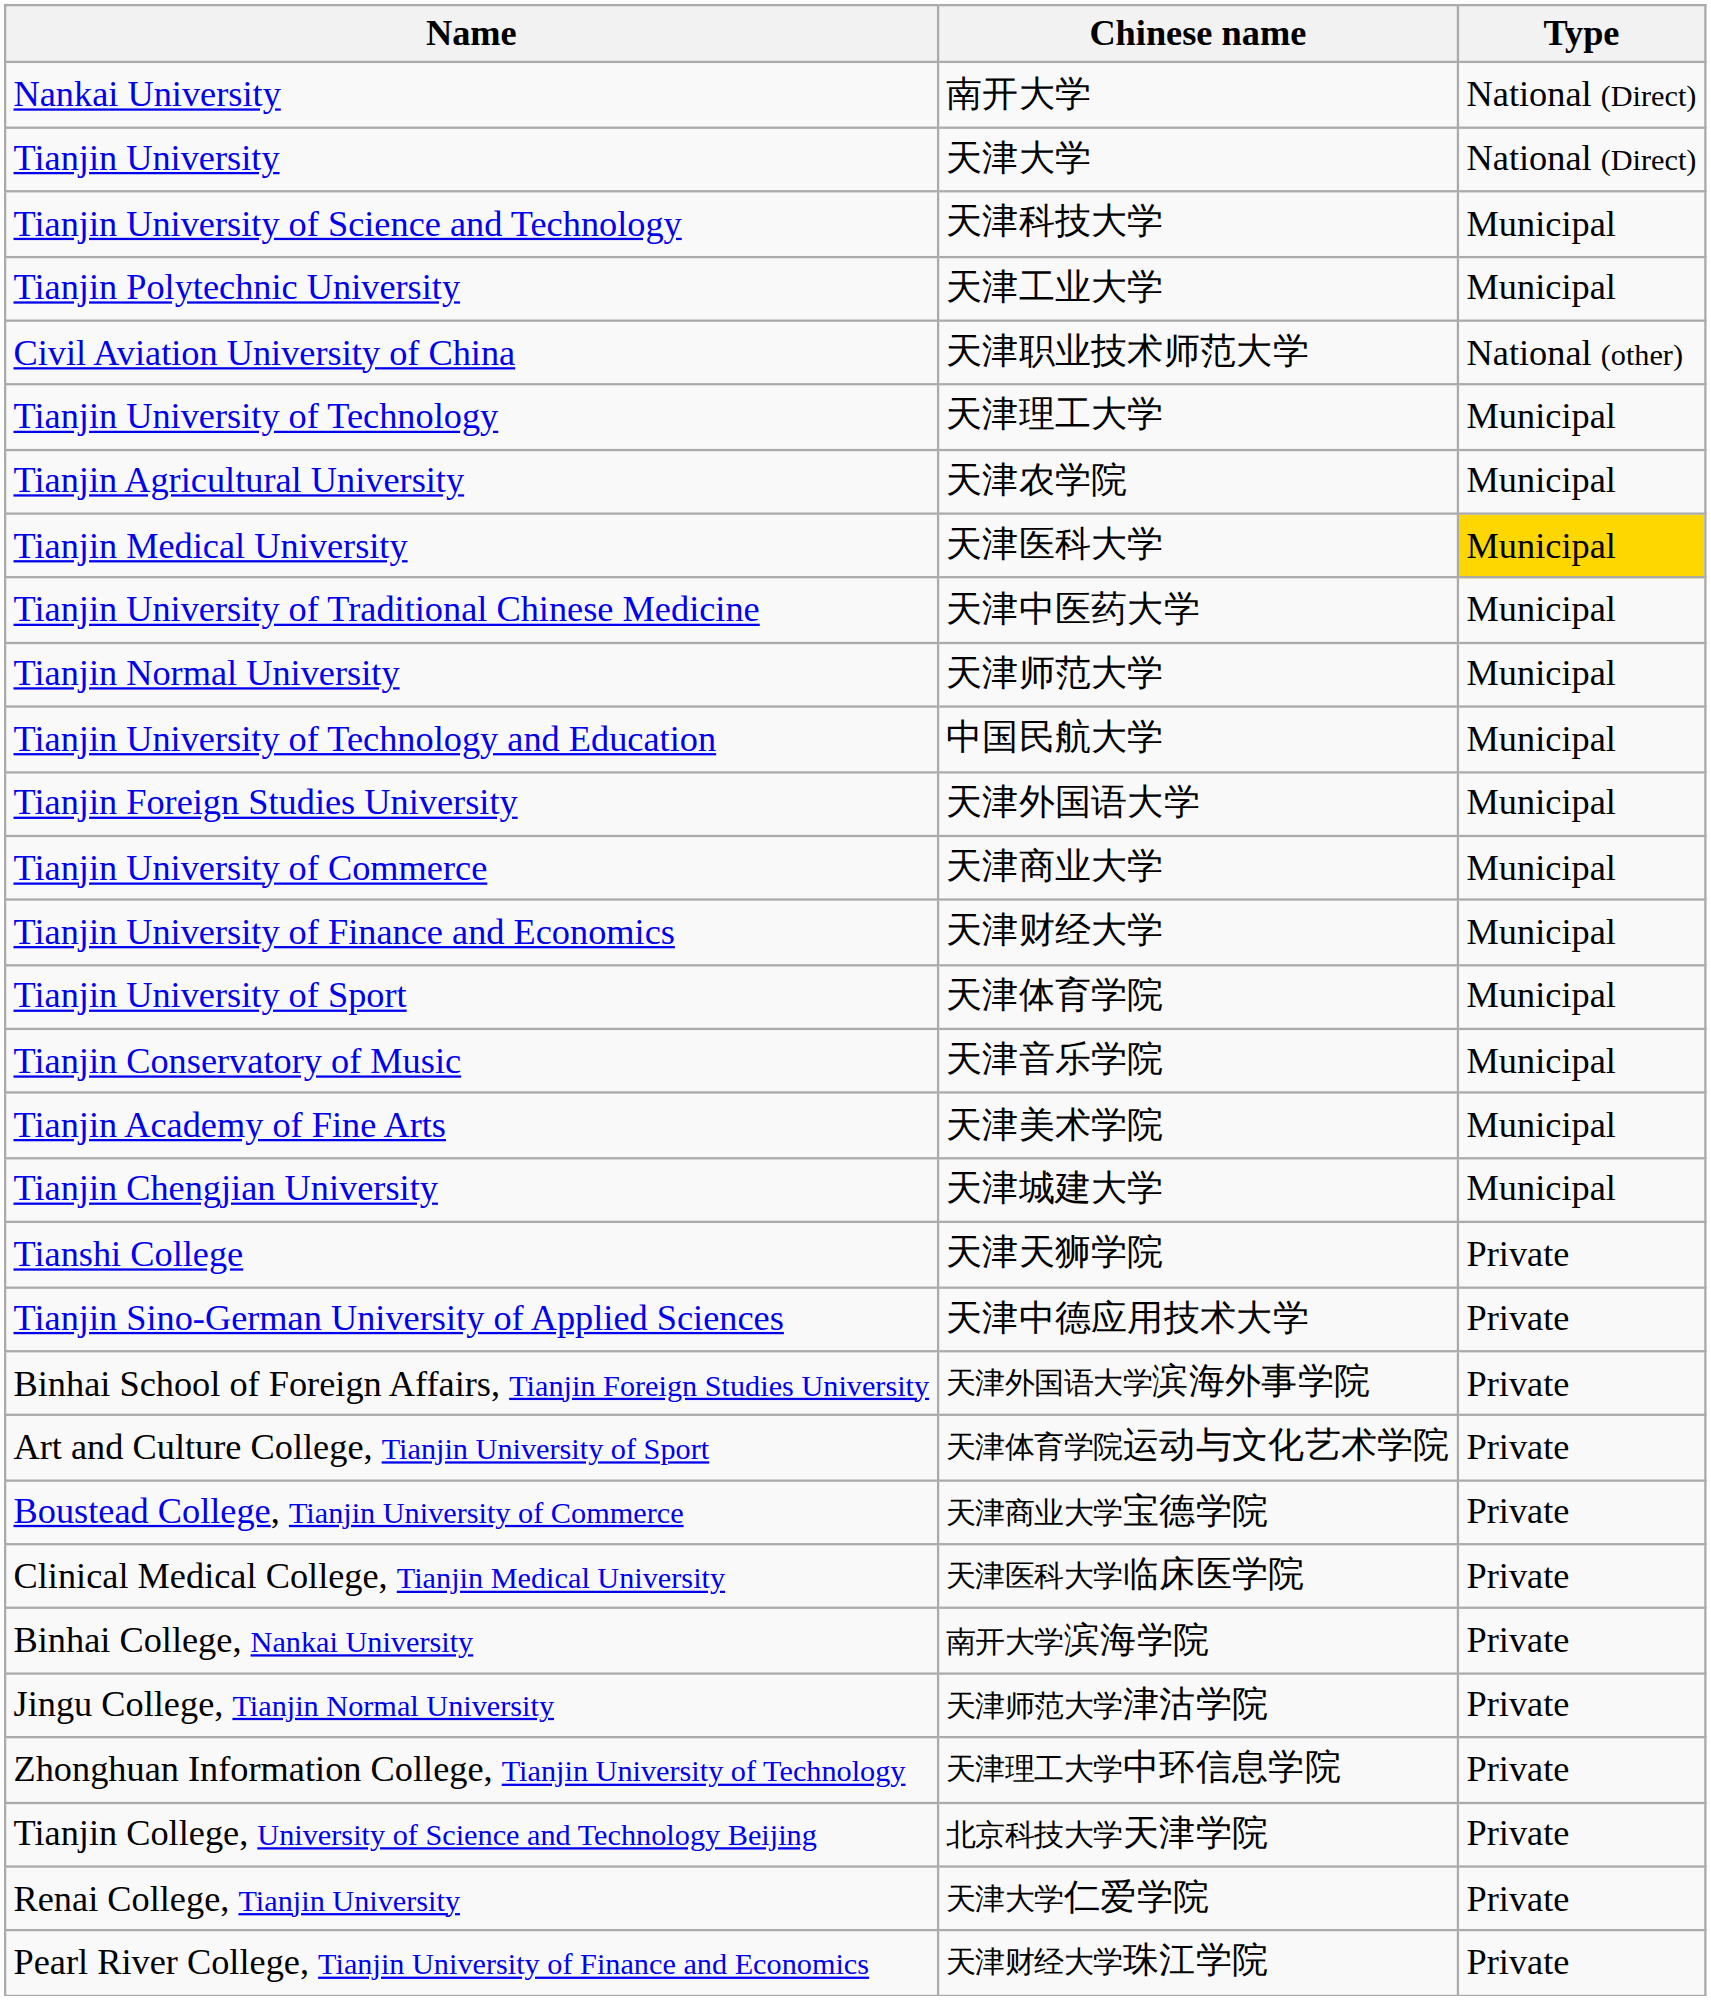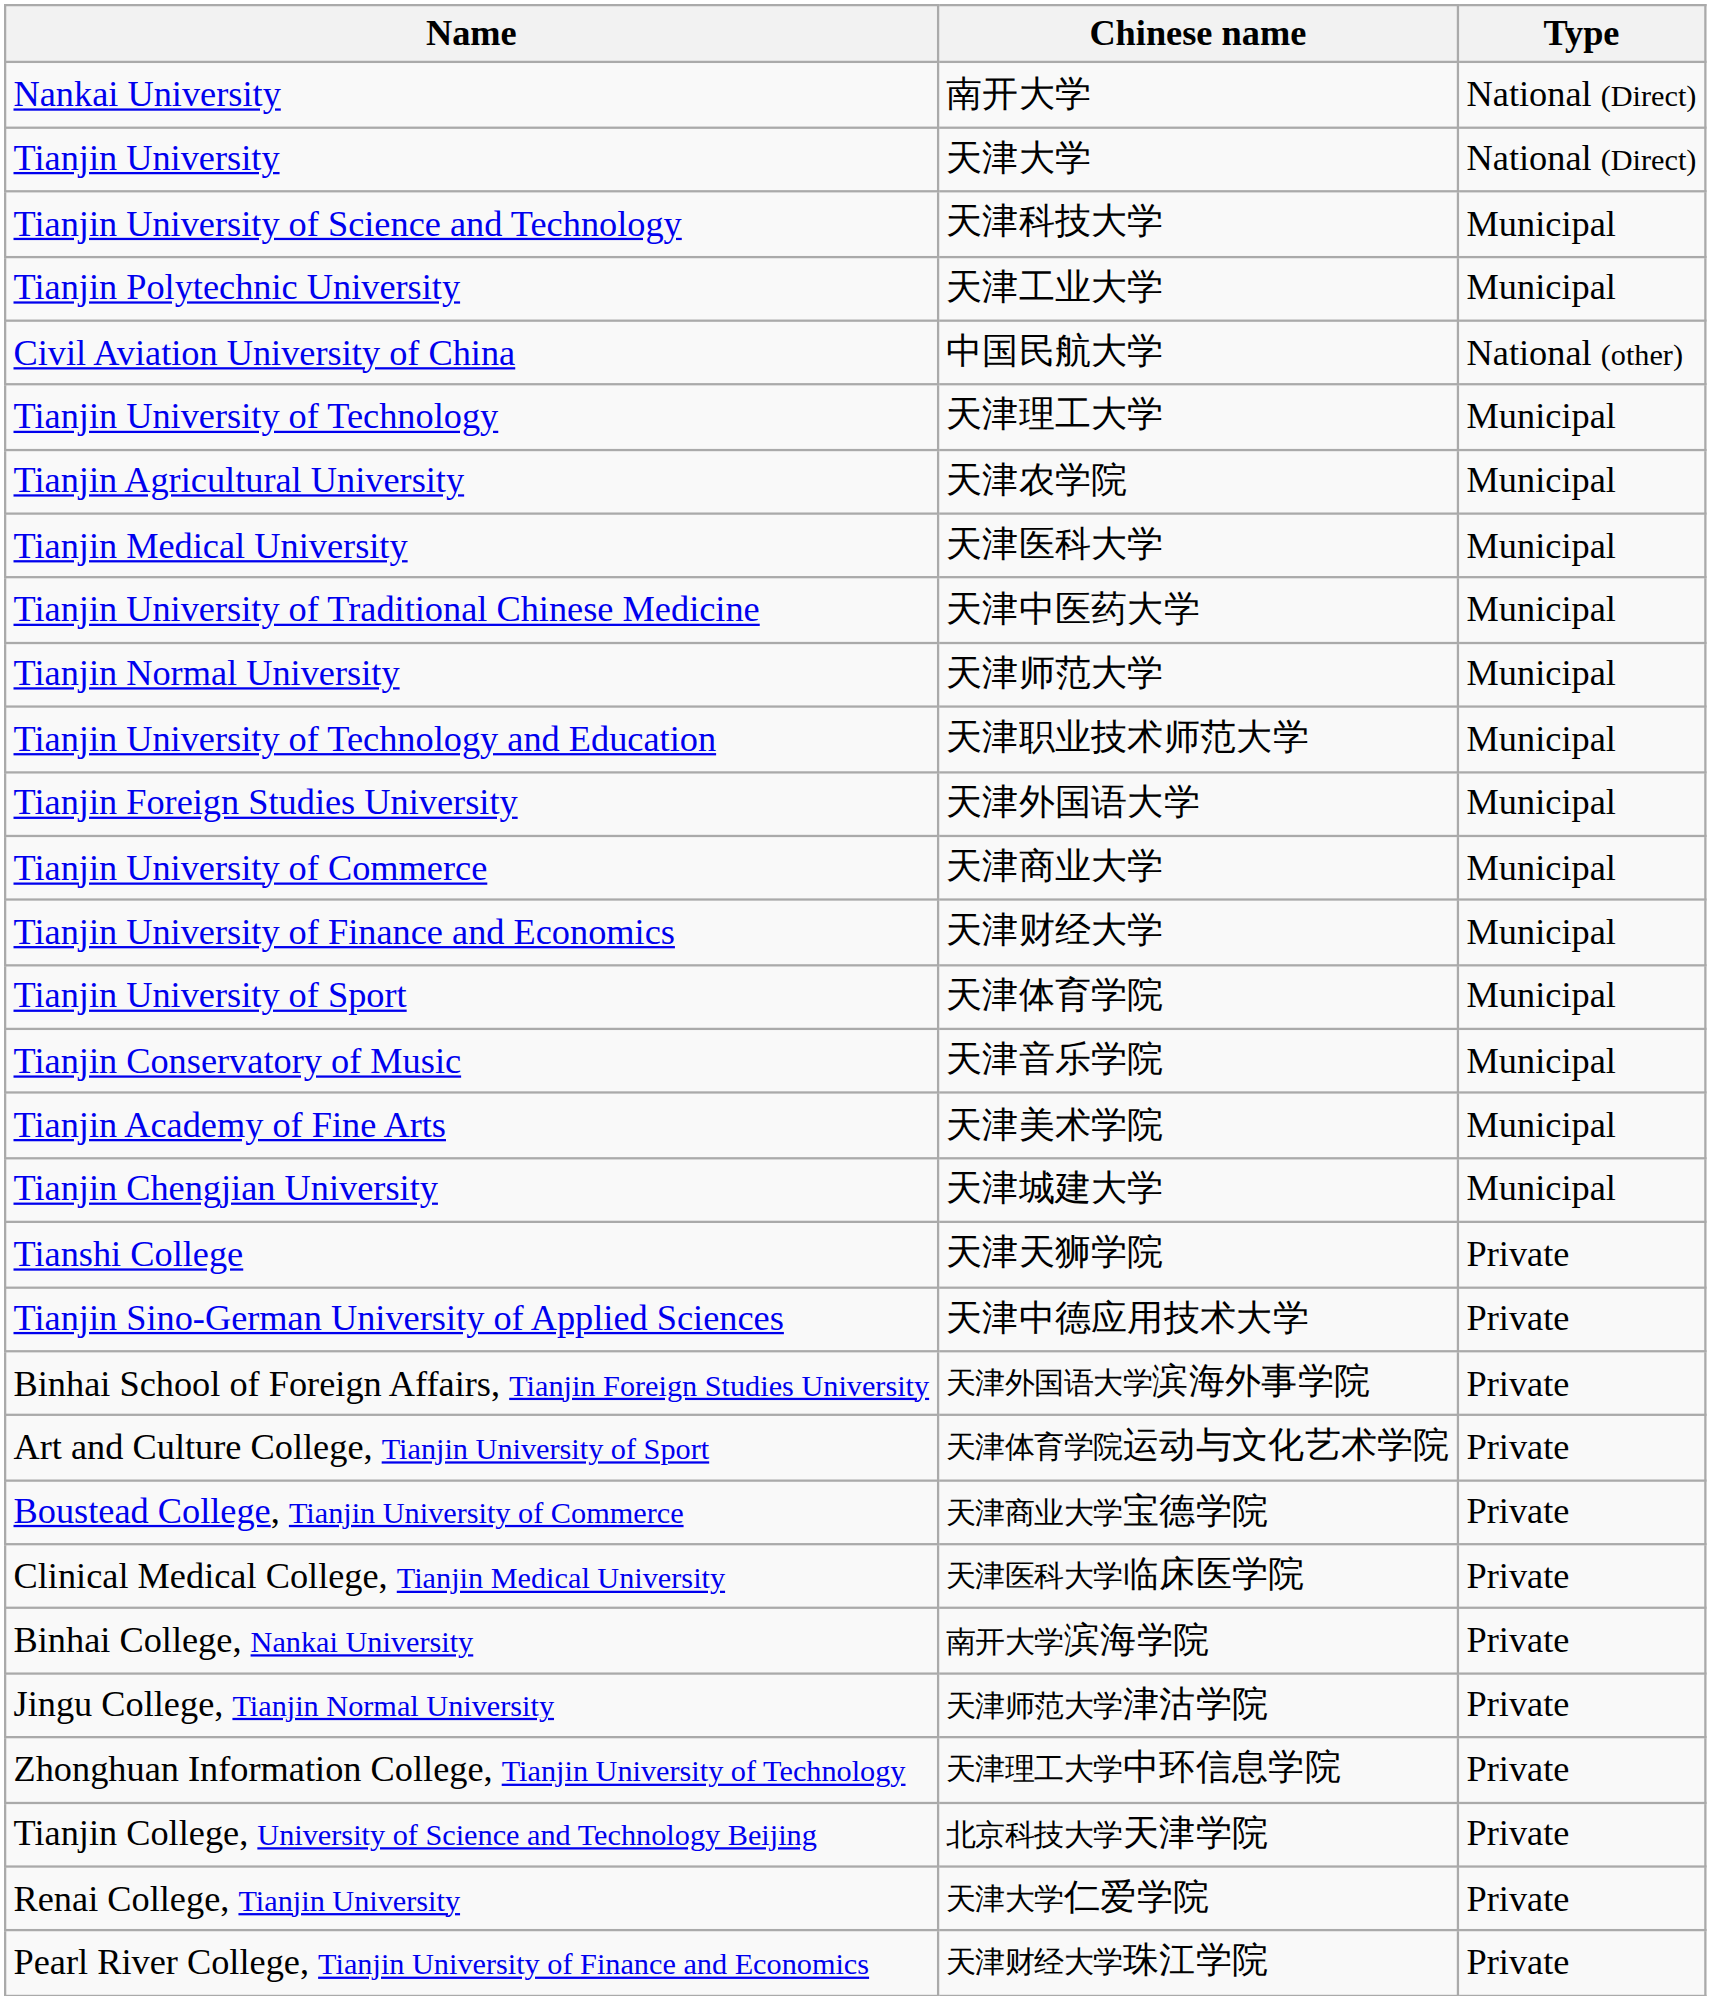(1127, 350) 天津职业技术师范大学 -> (1055, 350) 中国民航大学
(1541, 545) gold background -> (1541, 545) no background
(1055, 737) 中国民航大学 -> (1127, 737) 天津职业技术师范大学
